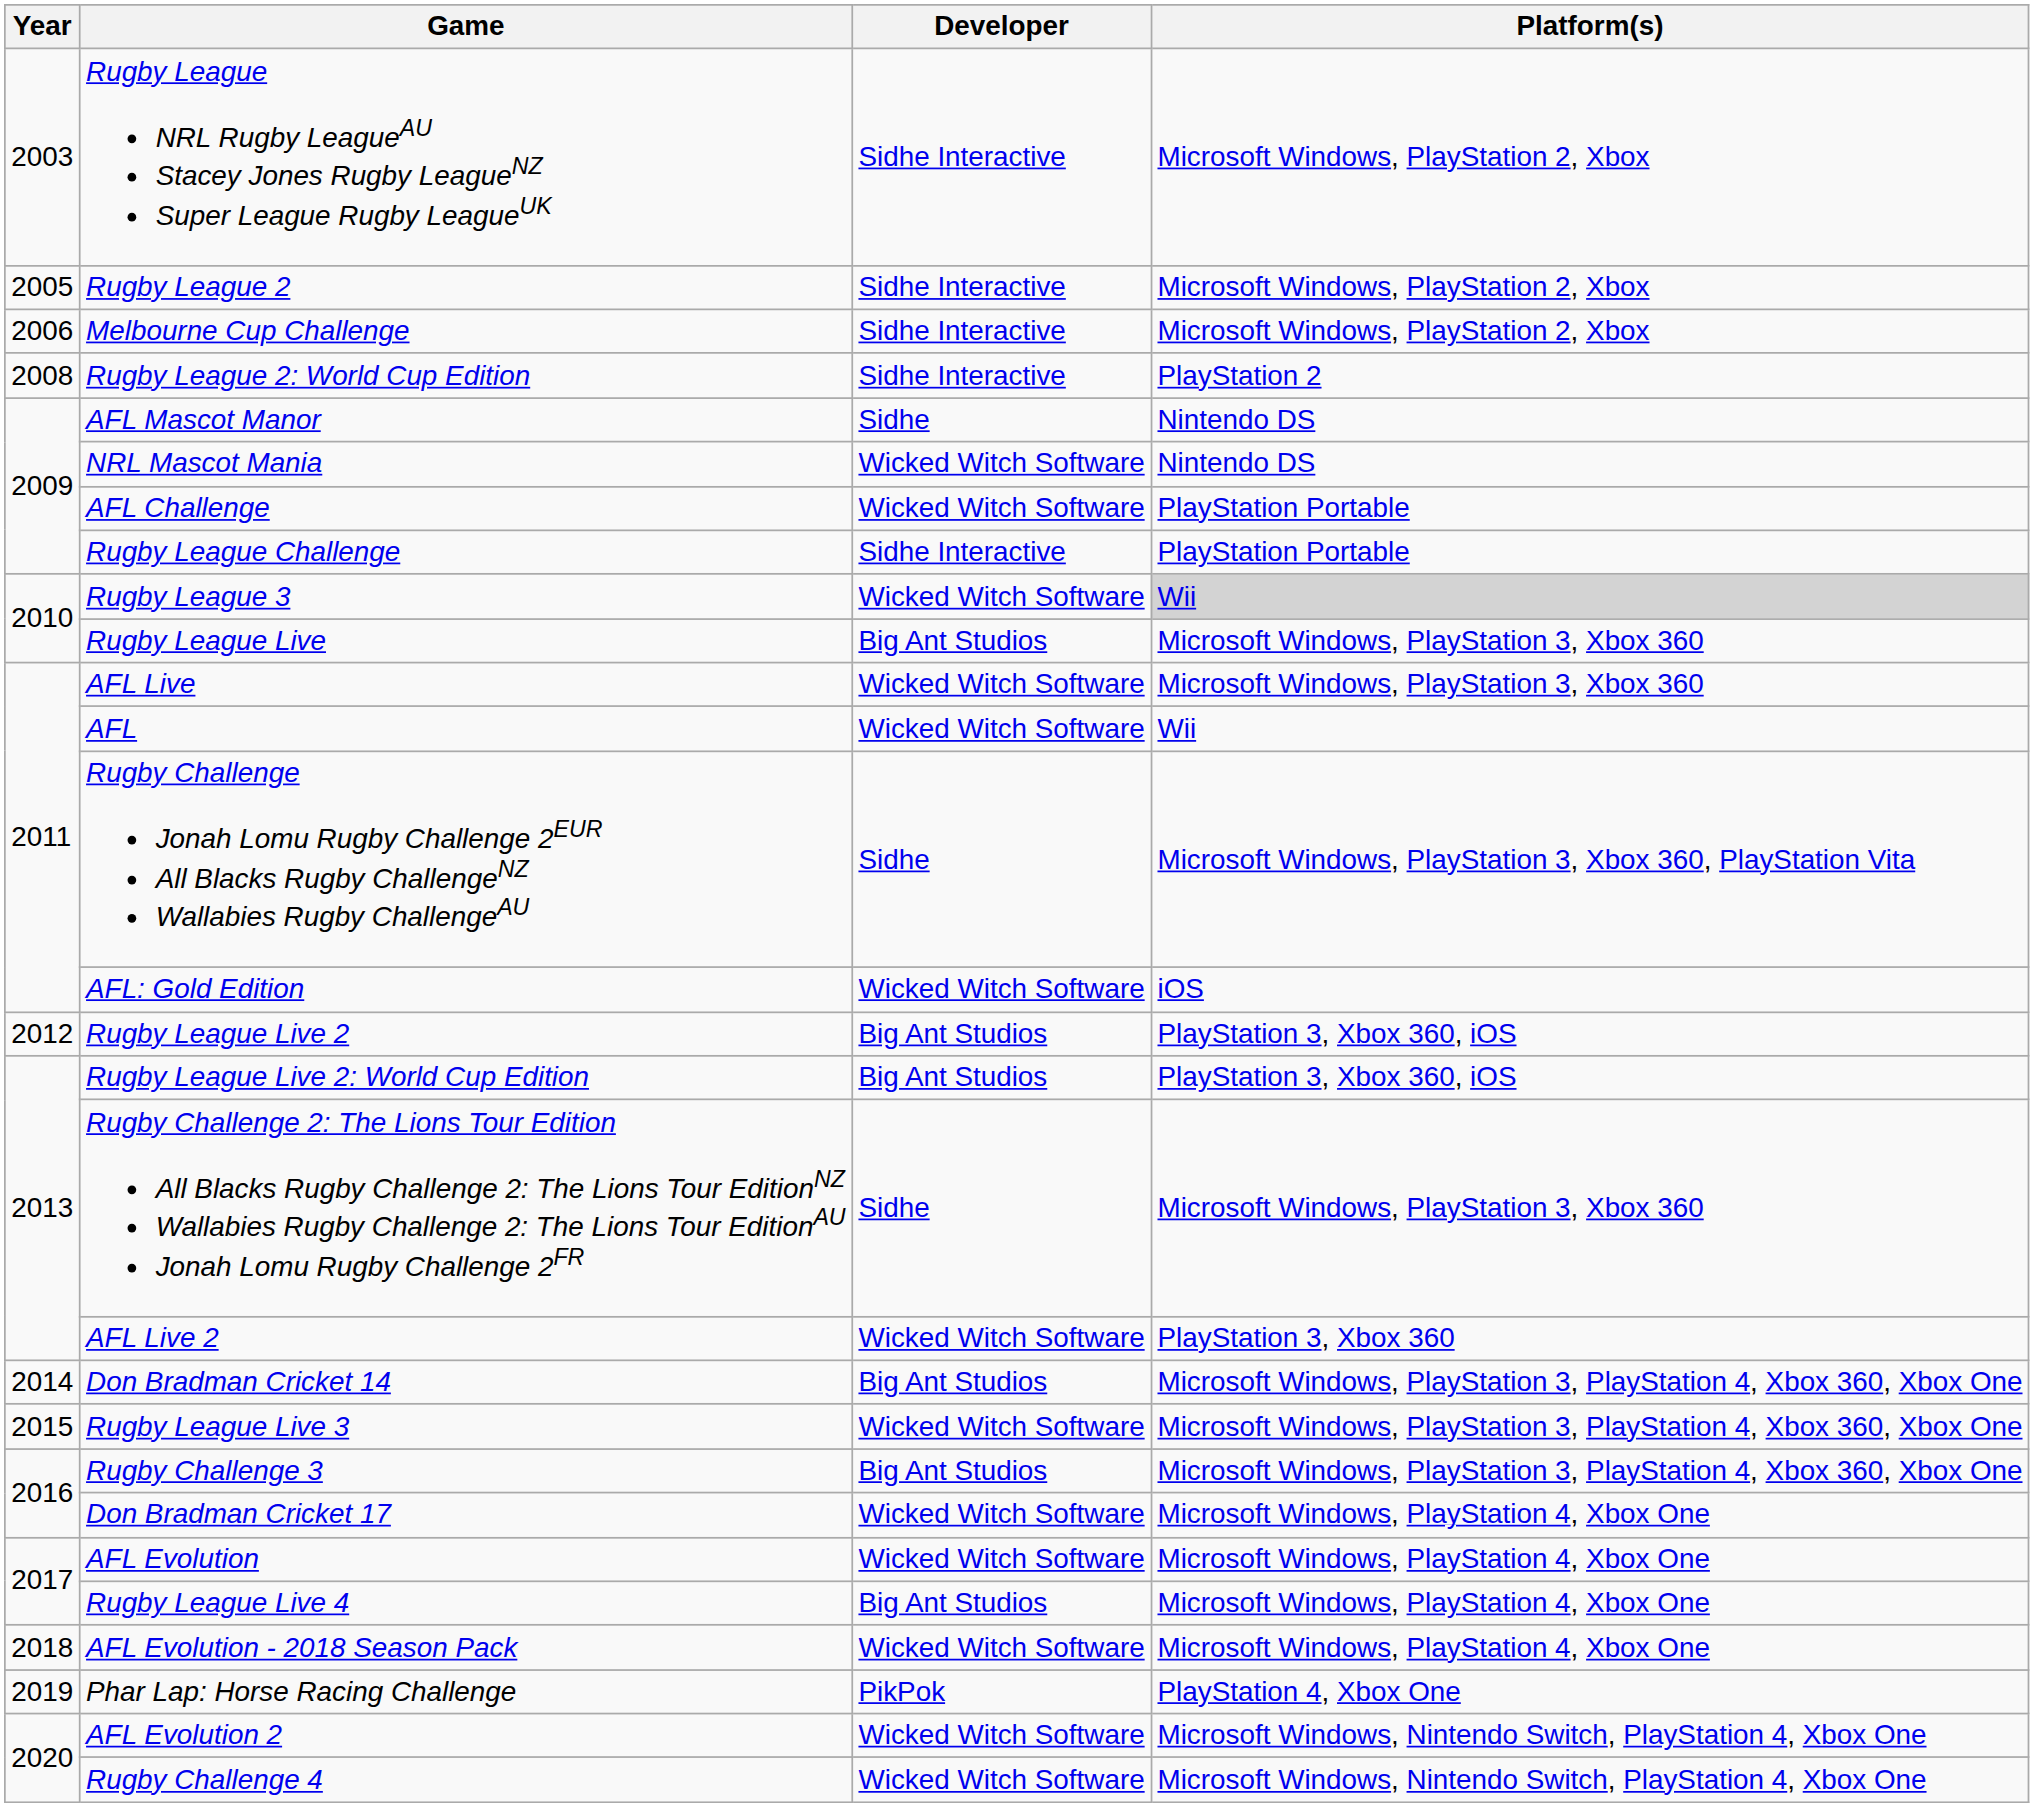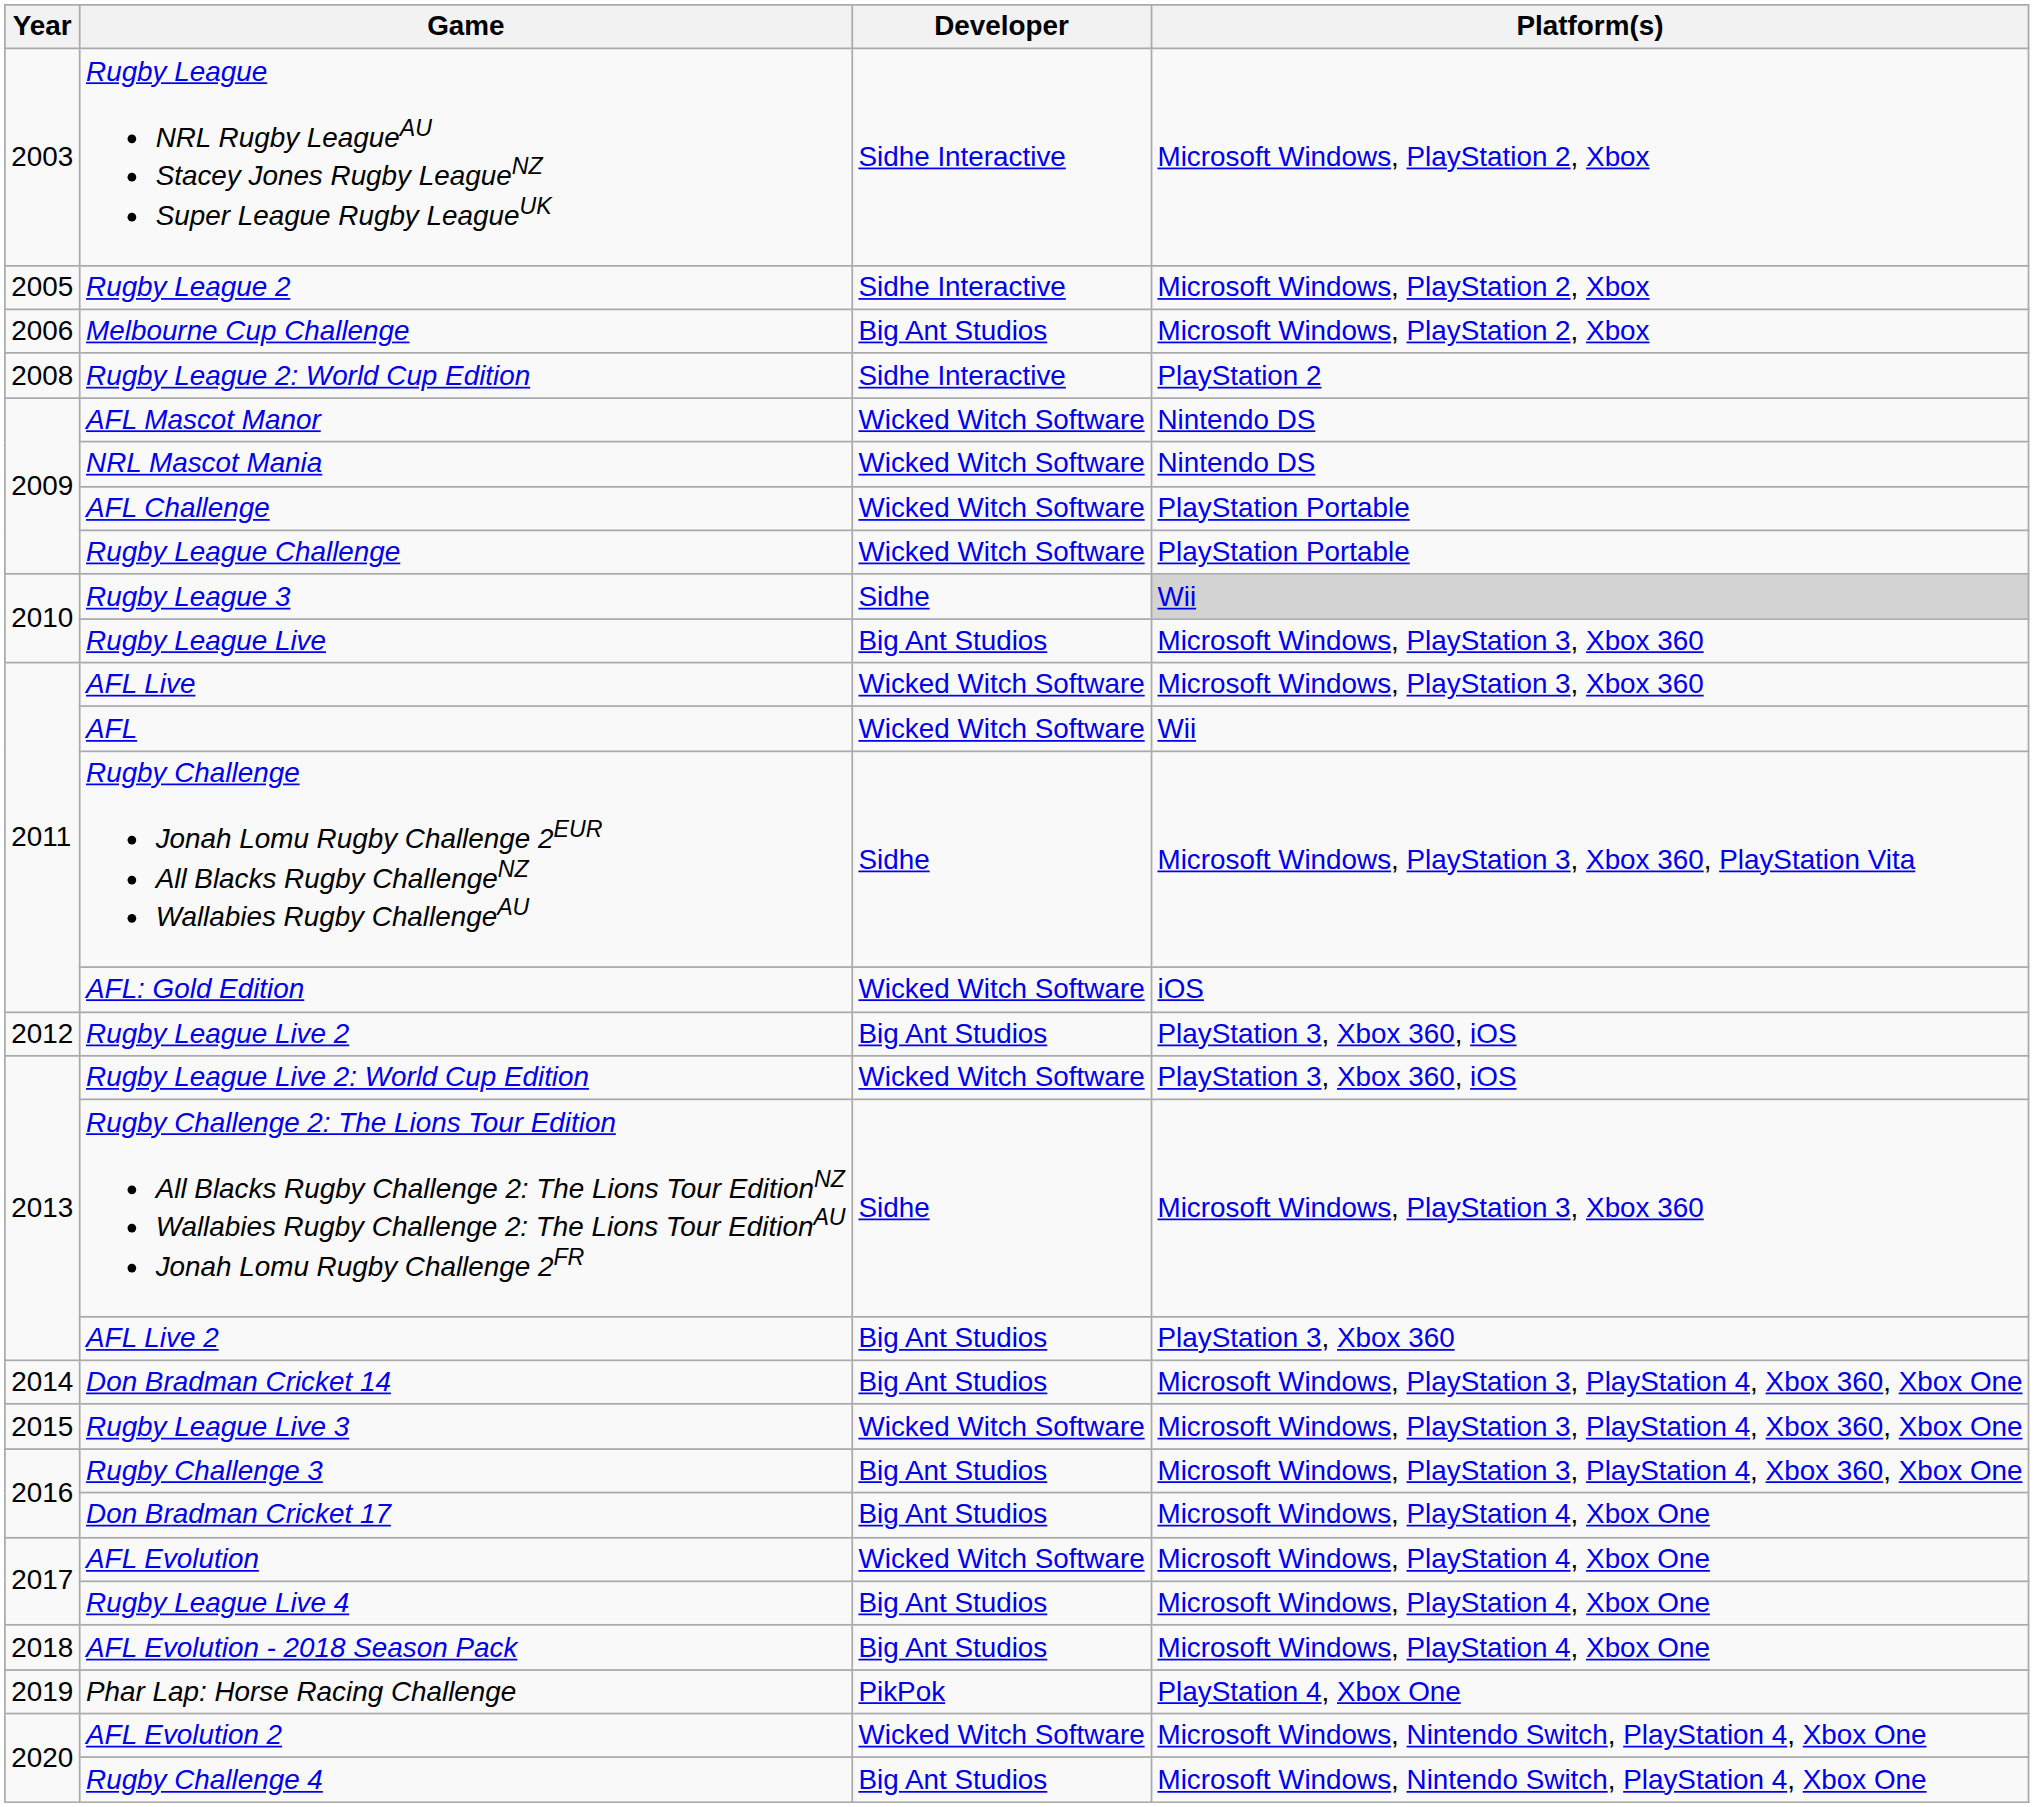(962, 331) Sidhe Interactive -> (953, 331) Big Ant Studios
(894, 419) Sidhe -> (1002, 419) Wicked Witch Software
(962, 552) Sidhe Interactive -> (1002, 552) Wicked Witch Software
(1002, 596) Wicked Witch Software -> (894, 596) Sidhe
(953, 1077) Big Ant Studios -> (1002, 1077) Wicked Witch Software
(1002, 1338) Wicked Witch Software -> (953, 1338) Big Ant Studios
(1002, 1514) Wicked Witch Software -> (953, 1514) Big Ant Studios
(1002, 1647) Wicked Witch Software -> (953, 1647) Big Ant Studios
(1002, 1779) Wicked Witch Software -> (953, 1779) Big Ant Studios
